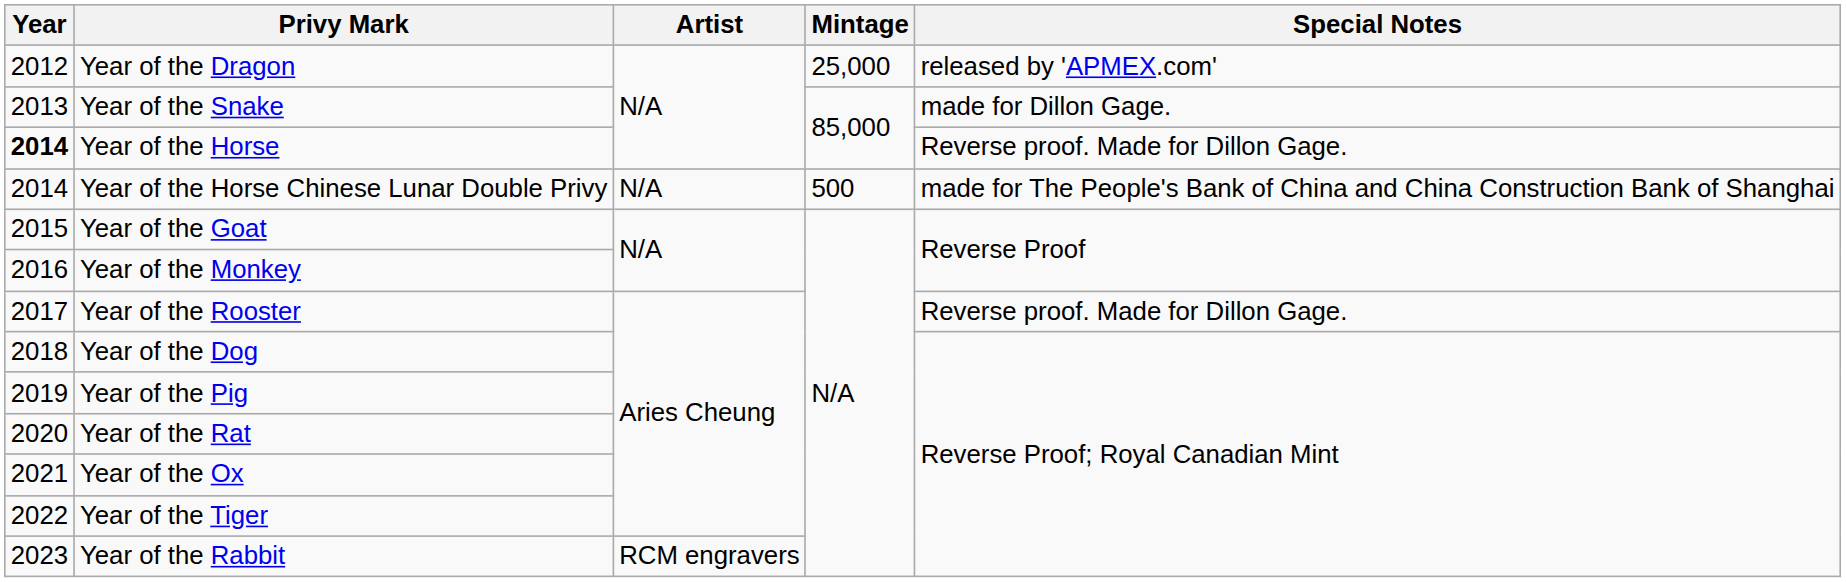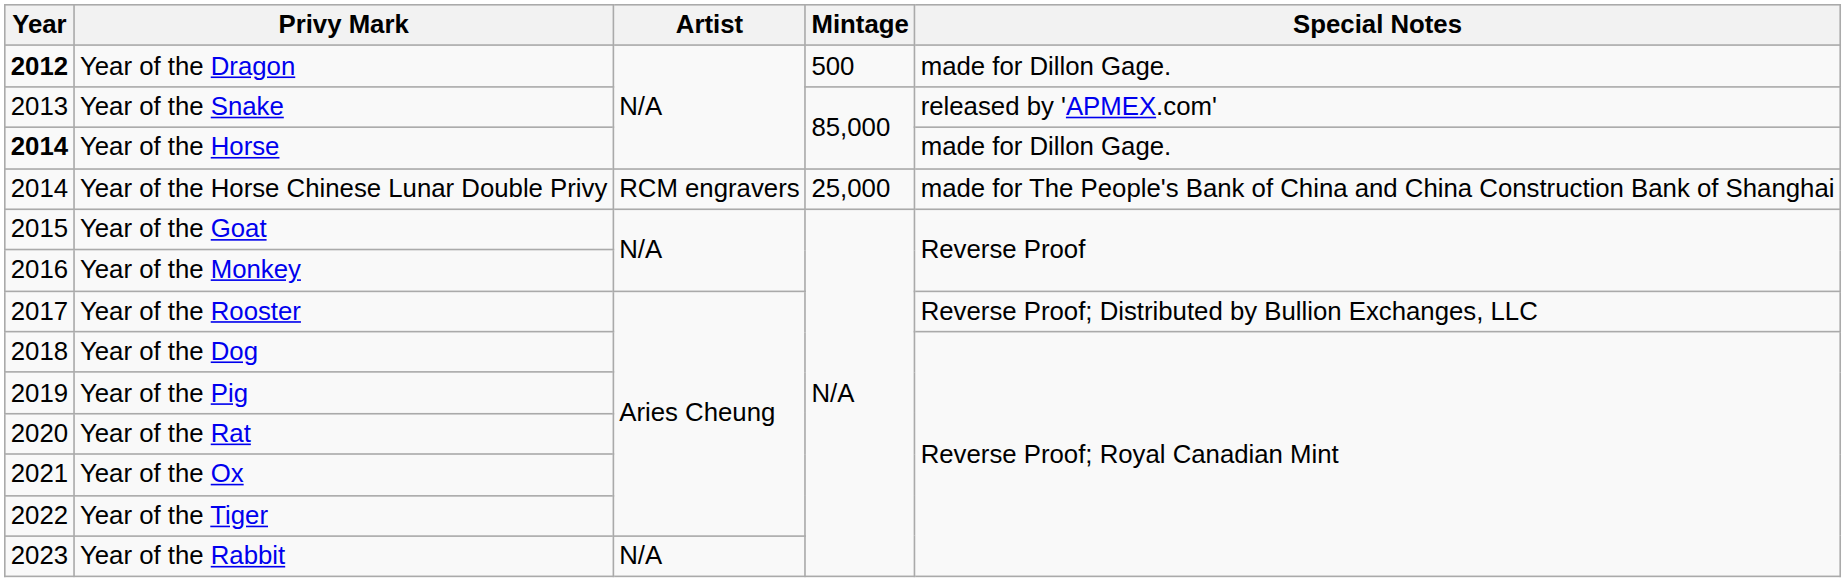(39, 65) normal -> (39, 65) bold
(851, 65) 25,000 -> (833, 65) 500
(1069, 65) released by 'APMEX.com' -> (1046, 65) made for Dillon Gage.
(1046, 106) made for Dillon Gage. -> (1069, 106) released by 'APMEX.com'
(1134, 147) Reverse proof. Made for Dillon Gage. -> (1046, 147) made for Dillon Gage.
(641, 188) N/A -> (709, 188) RCM engravers
(833, 188) 500 -> (851, 188) 25,000
(1134, 310) Reverse proof. Made for Dillon Gage. -> (1229, 310) Reverse Proof; Distributed by Bullion Exchanges, LLC
(709, 556) RCM engravers -> (641, 556) N/A
